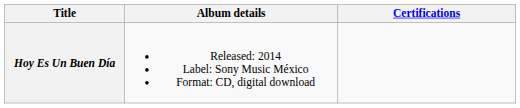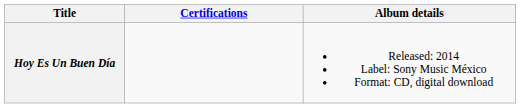columns swapped: (231, 13) <-> (427, 13)
